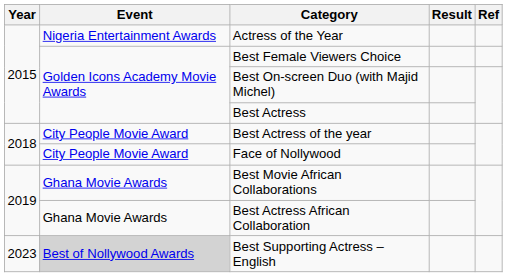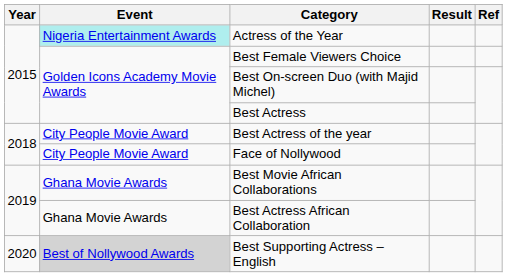(129, 35) no background -> (129, 35) paleturquoise background
(22, 253) 2023 -> (22, 253) 2020
